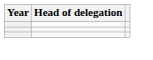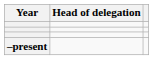+ row: (27, 46)
